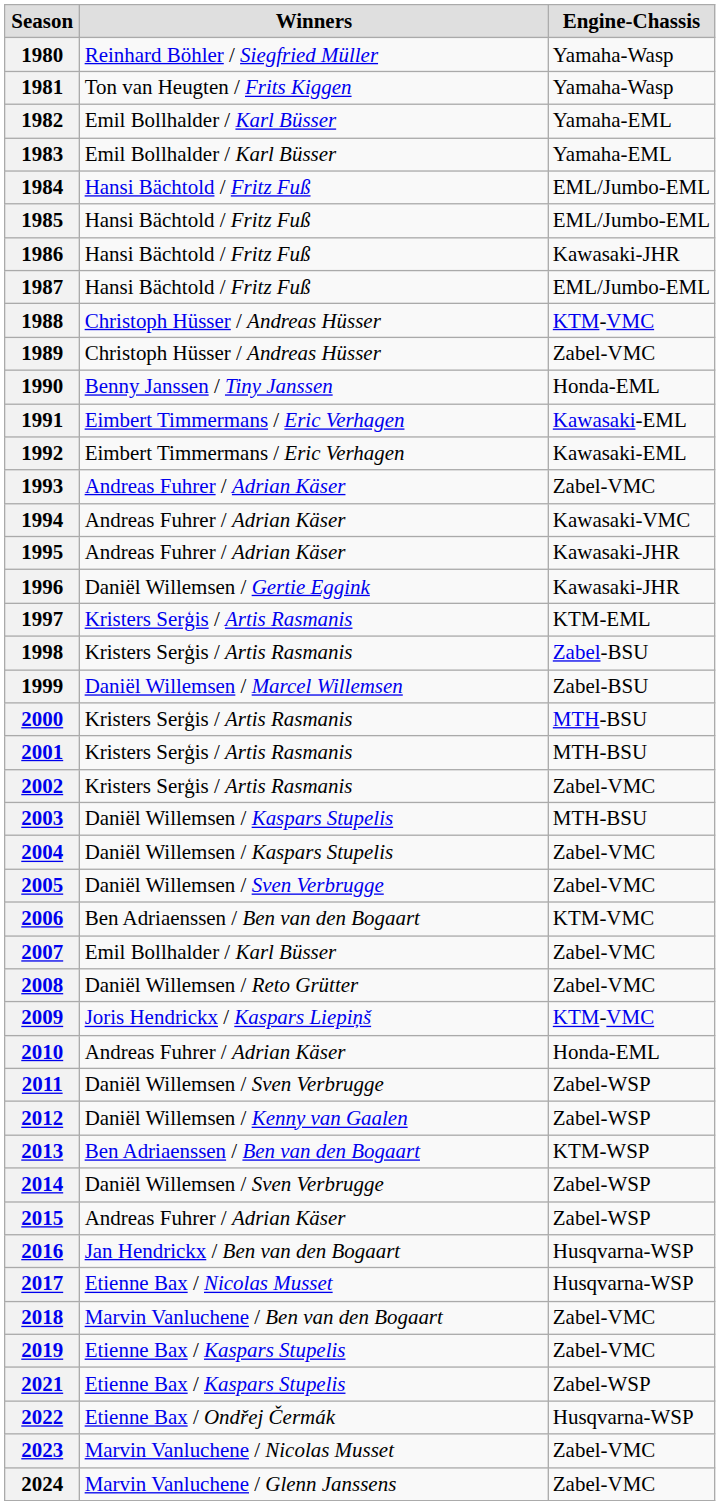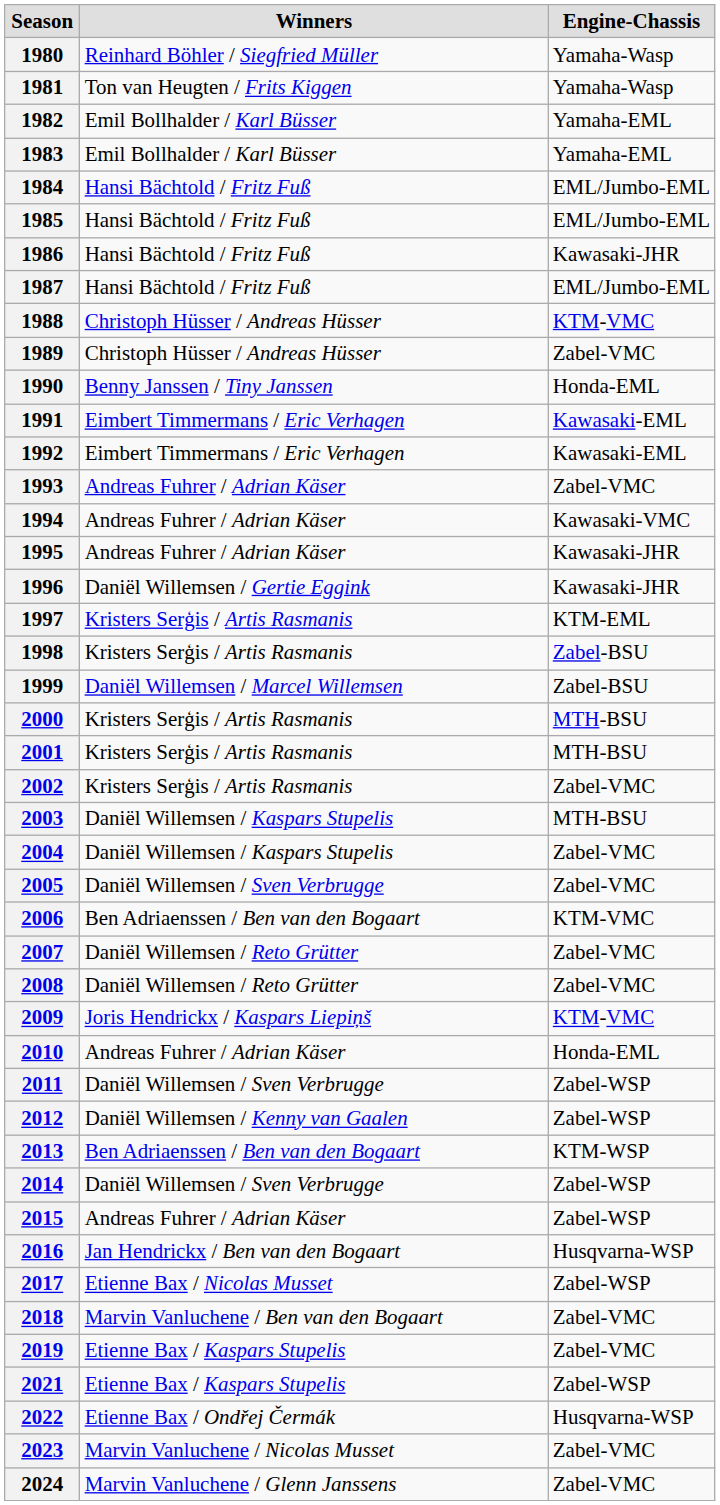(210, 951) Emil Bollhalder / Karl Büsser -> (221, 951) Daniël Willemsen / Reto Grütter
(623, 1284) Husqvarna-WSP -> (602, 1284) Zabel-WSP
